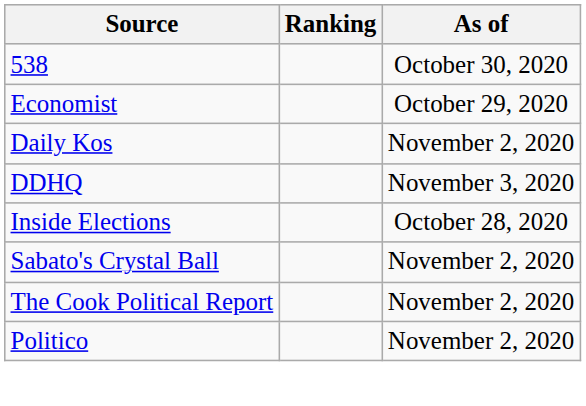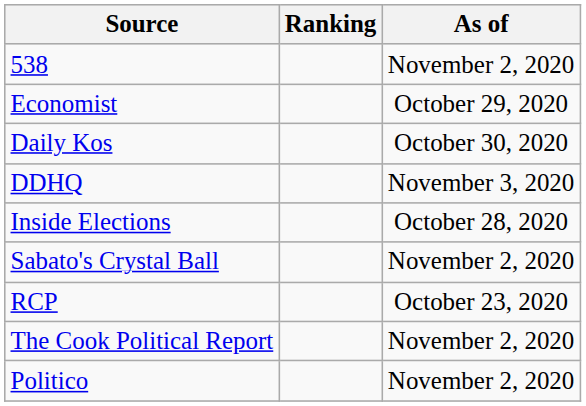(481, 63) October 30, 2020 -> (481, 63) November 2, 2020
(481, 143) November 2, 2020 -> (481, 143) October 30, 2020
+ row: (34, 301)
